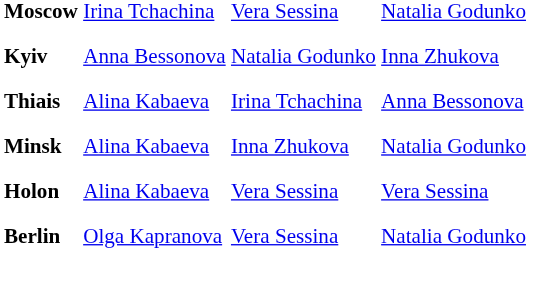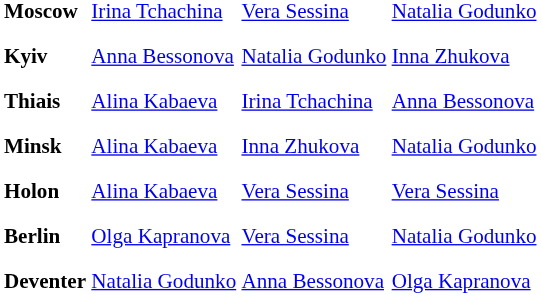+ row: (45, 280)
